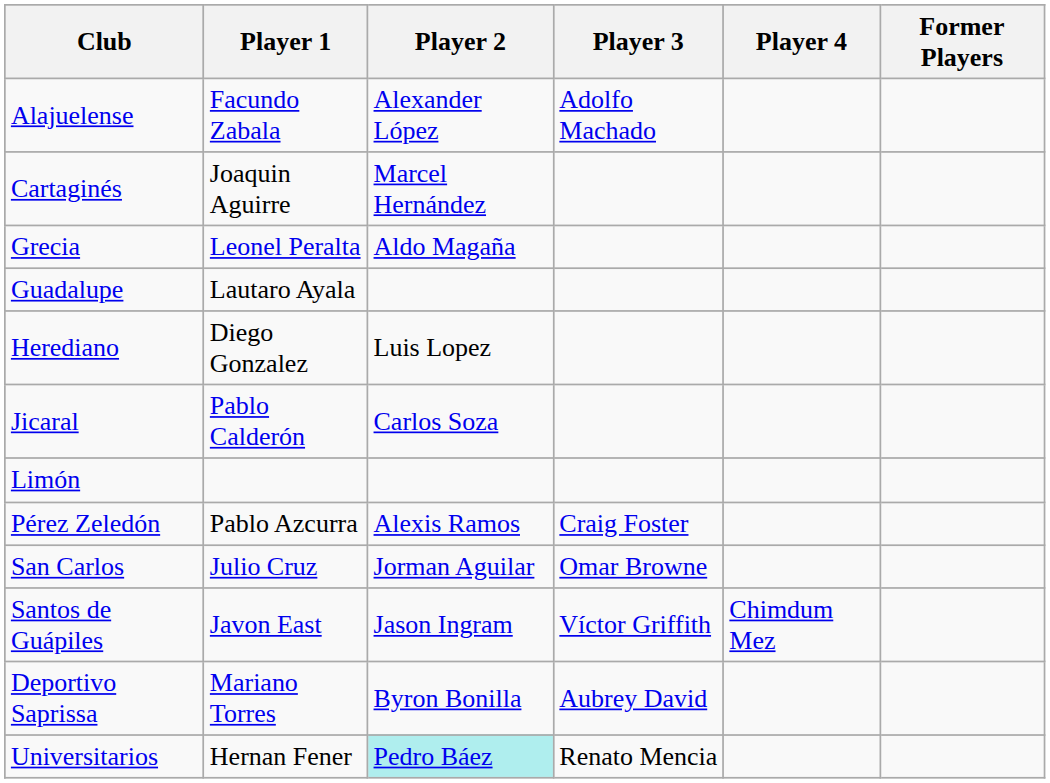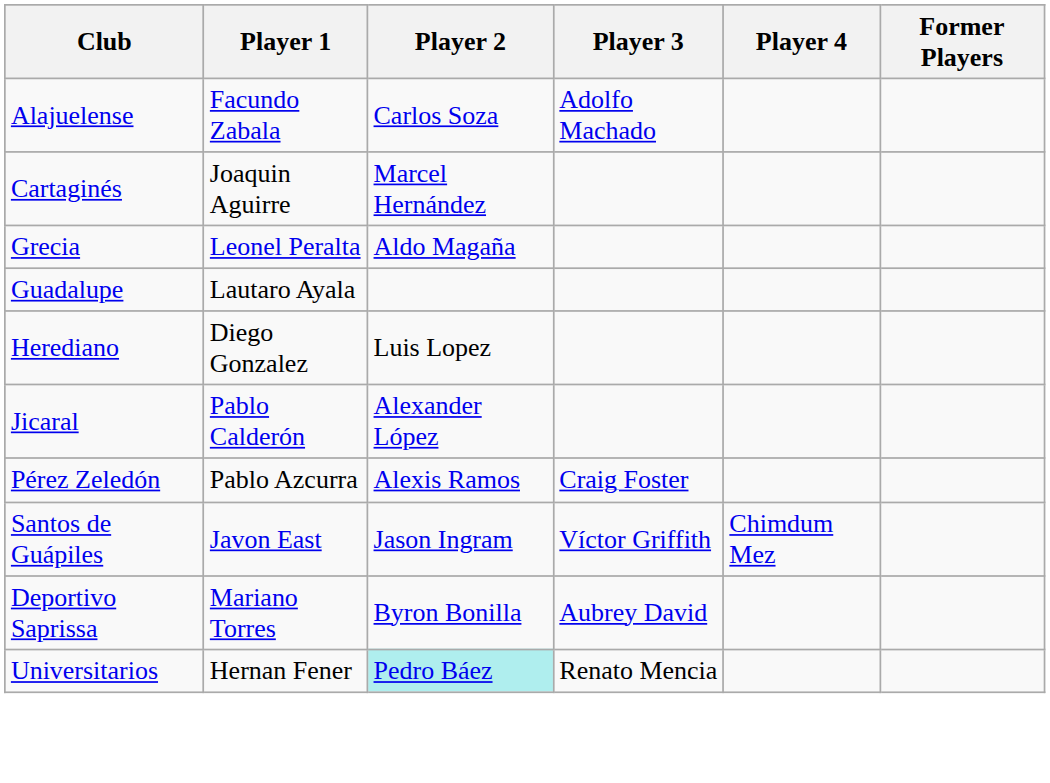(428, 115) Alexander López -> (436, 115) Carlos Soza
(436, 421) Carlos Soza -> (428, 421) Alexander López
- row: (46, 480)
- row: (68, 565)
